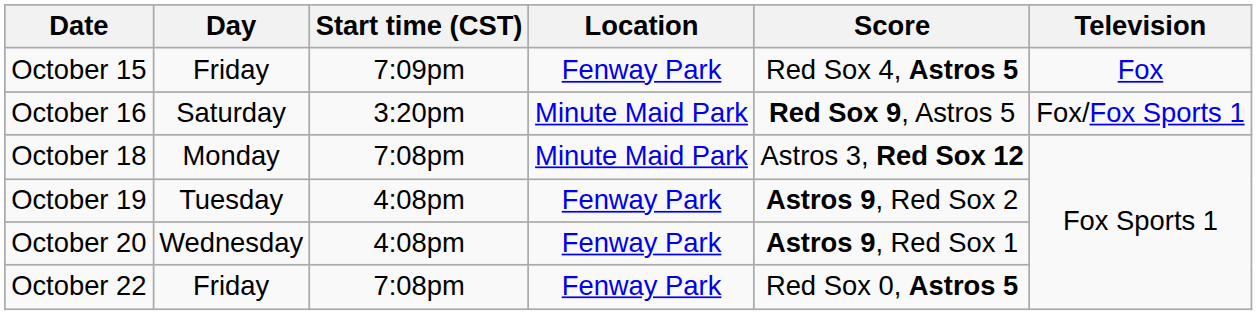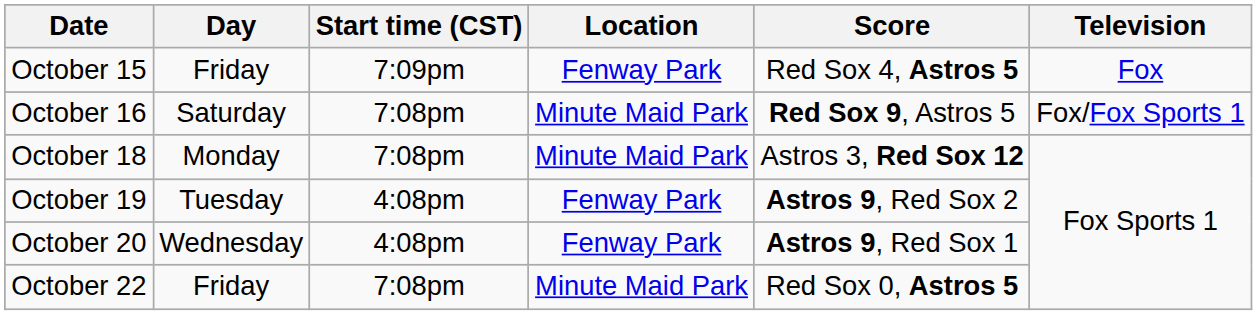(419, 112) 3:20pm -> (419, 112) 7:08pm
(642, 286) Fenway Park -> (642, 286) Minute Maid Park
